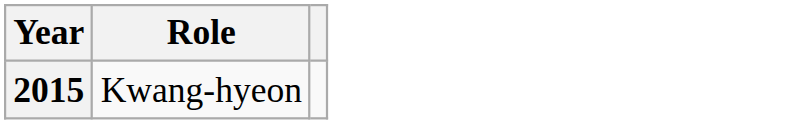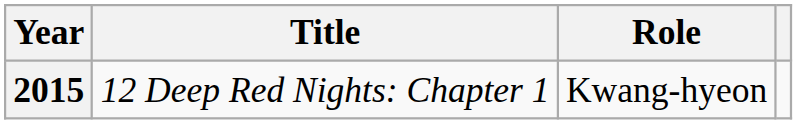+ column: (325, 32)
